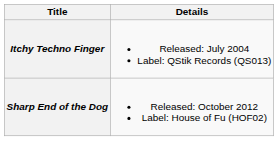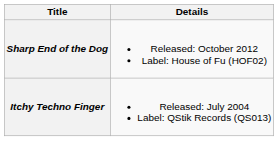rows swapped: (57, 49) <-> (57, 107)
